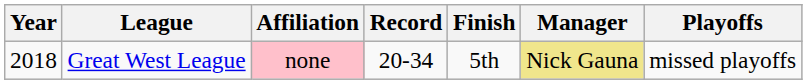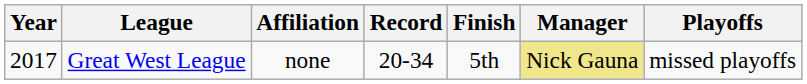(33, 60) 2018 -> (33, 60) 2017
(308, 60) pink background -> (308, 60) no background
